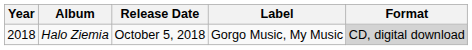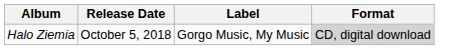- column: (21, 14)
